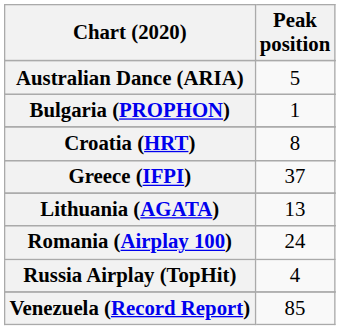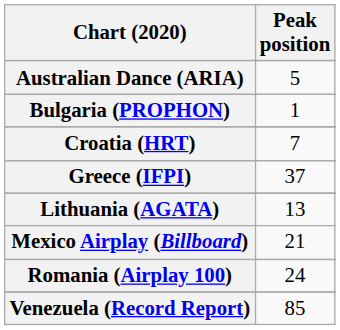(295, 143) 8 -> (295, 143) 7
+ row: (130, 242)
- row: (130, 275)
